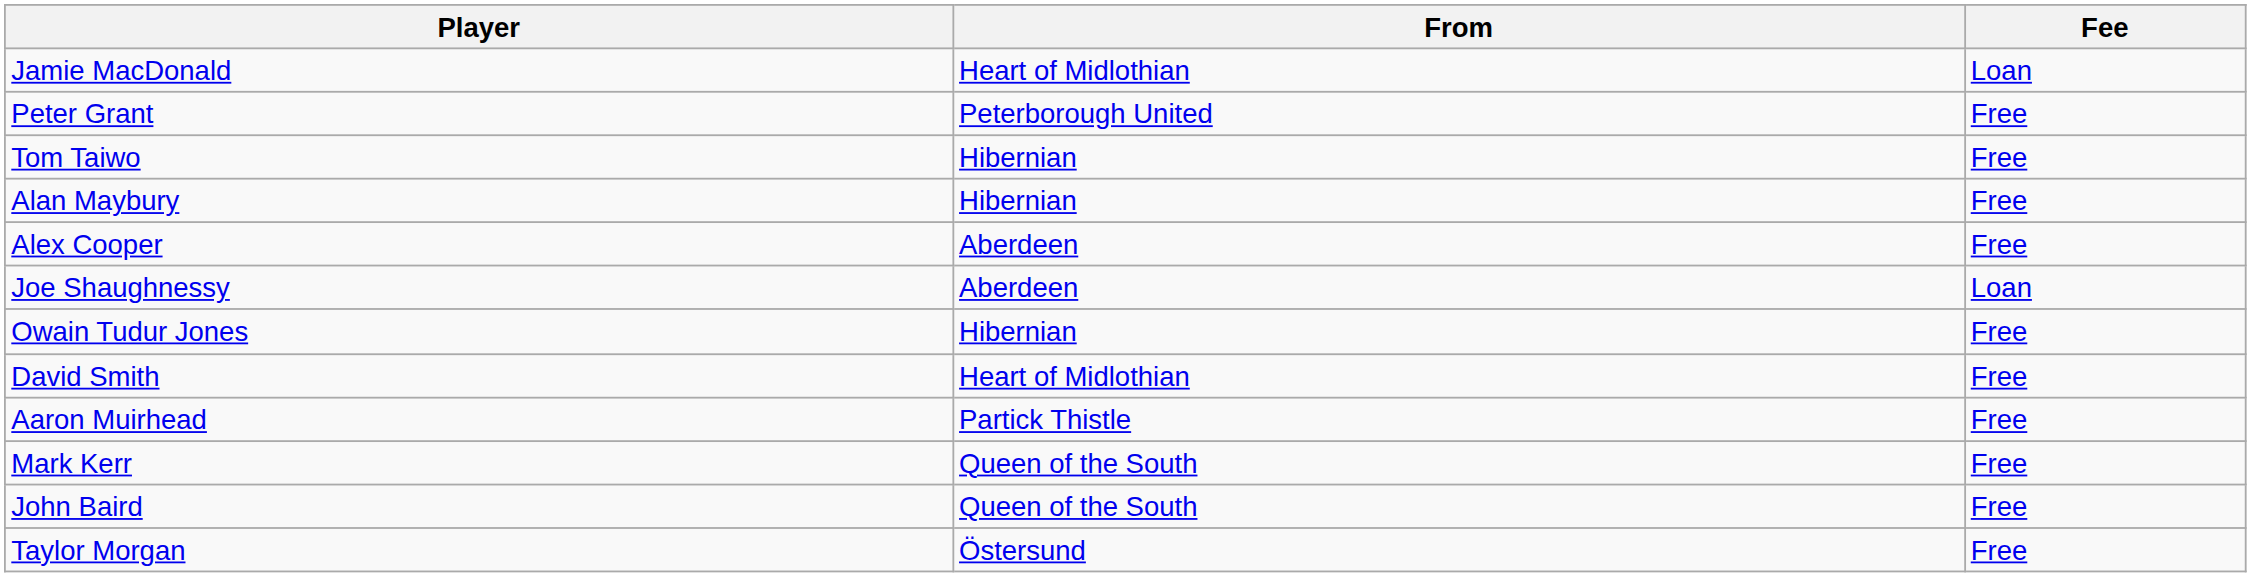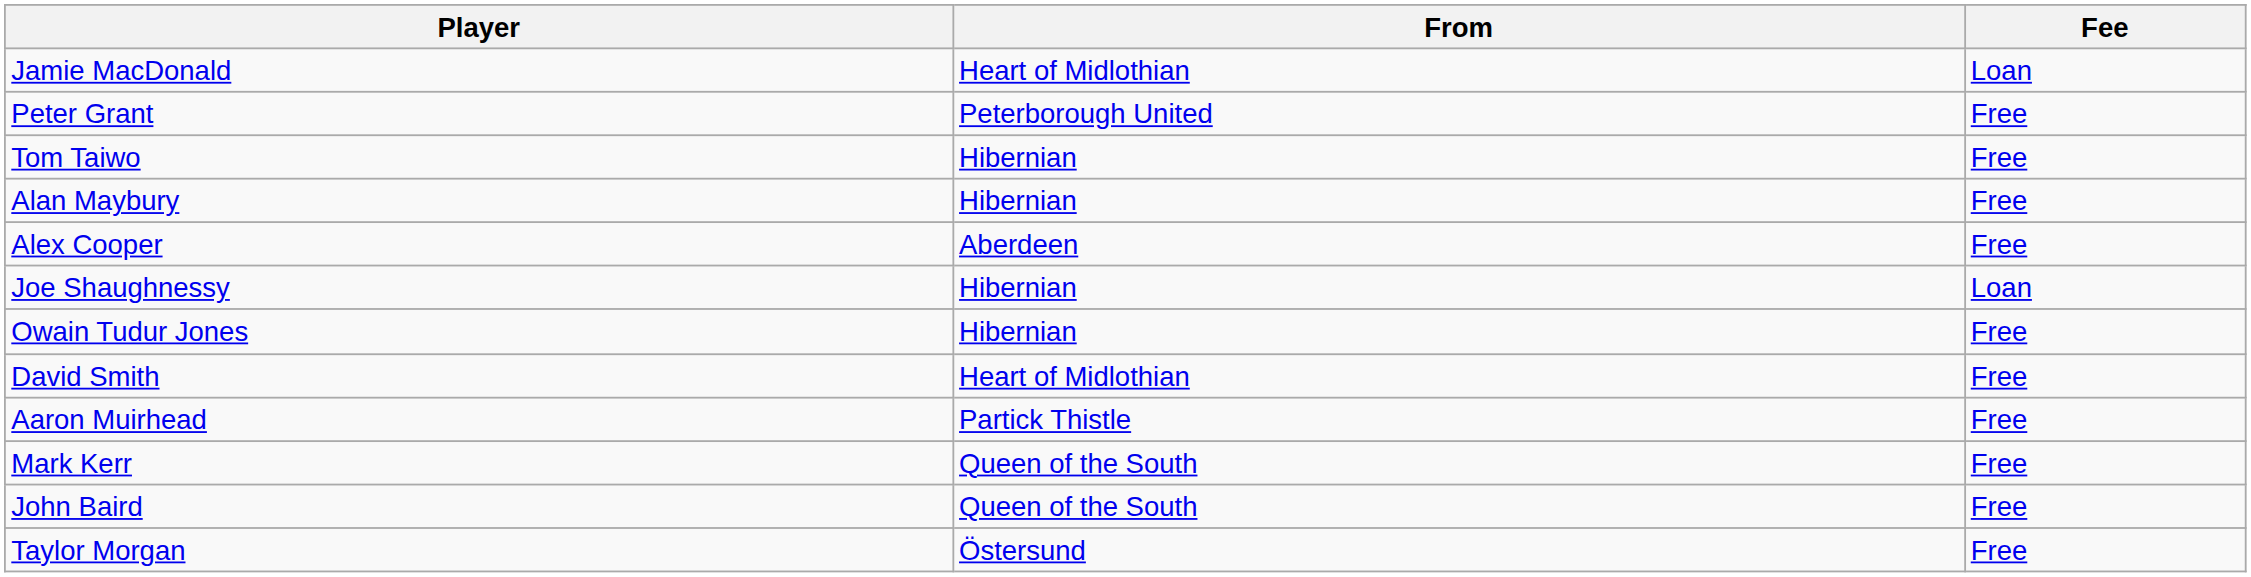(1019, 288) Aberdeen -> (1018, 288) Hibernian
